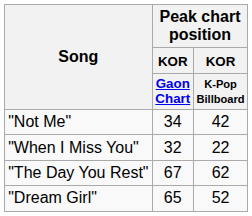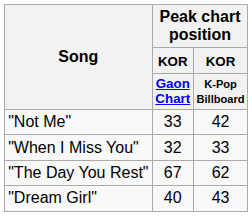(173, 122) 34 -> (173, 122) 33
(221, 147) 22 -> (221, 147) 33
(173, 198) 65 -> (173, 198) 40
(221, 198) 52 -> (221, 198) 43
